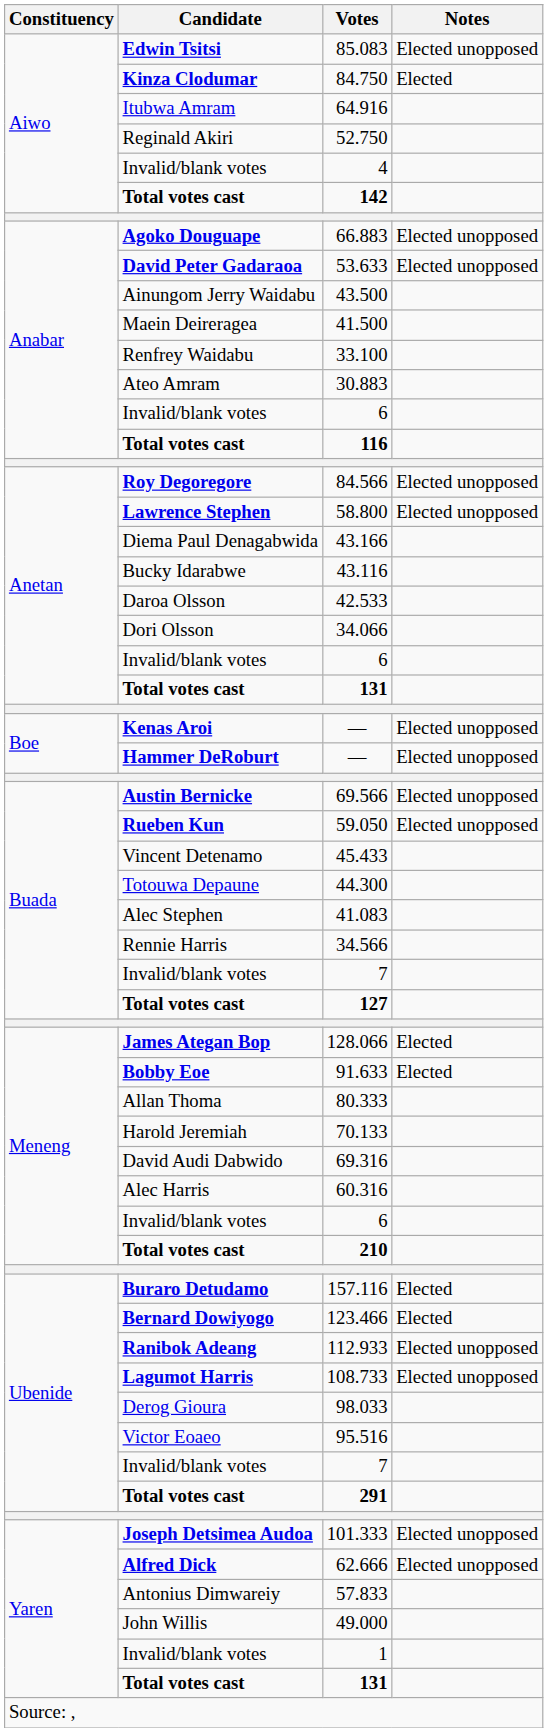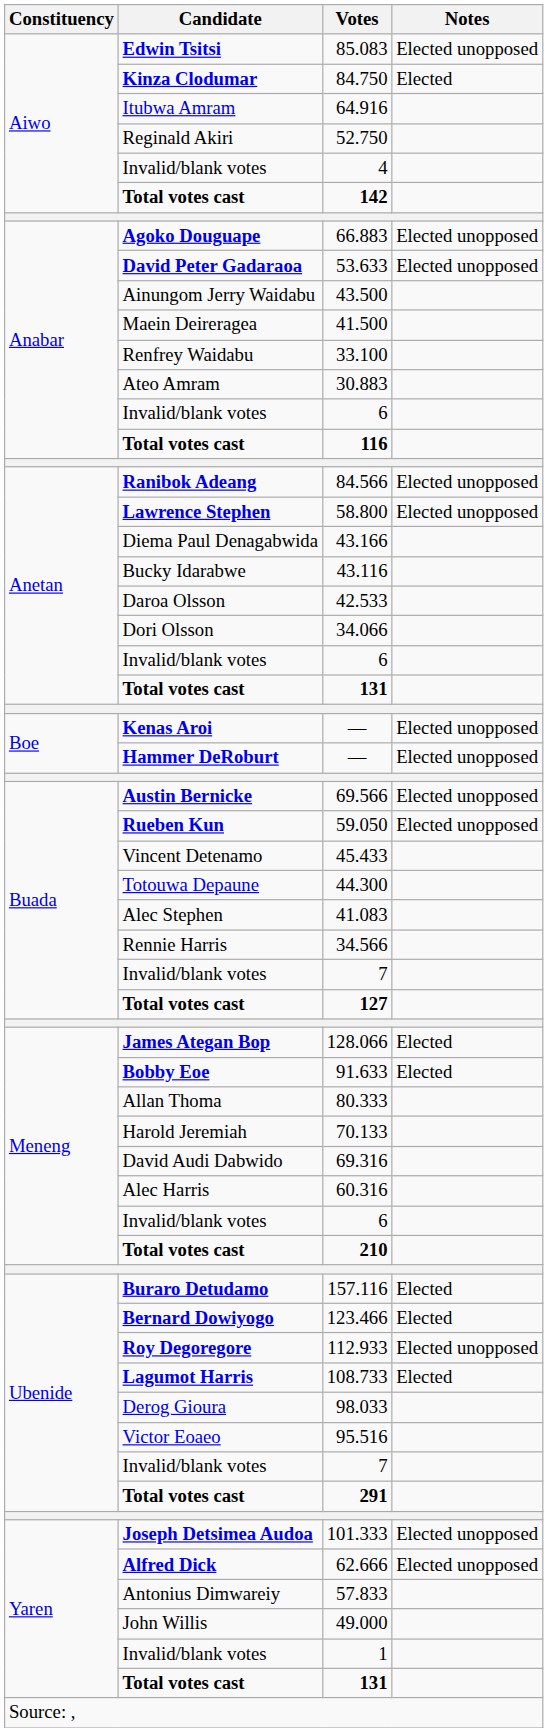(187, 481) Roy Degoregore -> (189, 481) Ranibok Adeang
(189, 1347) Ranibok Adeang -> (187, 1347) Roy Degoregore
(467, 1377) Elected unopposed -> (424, 1377) Elected
